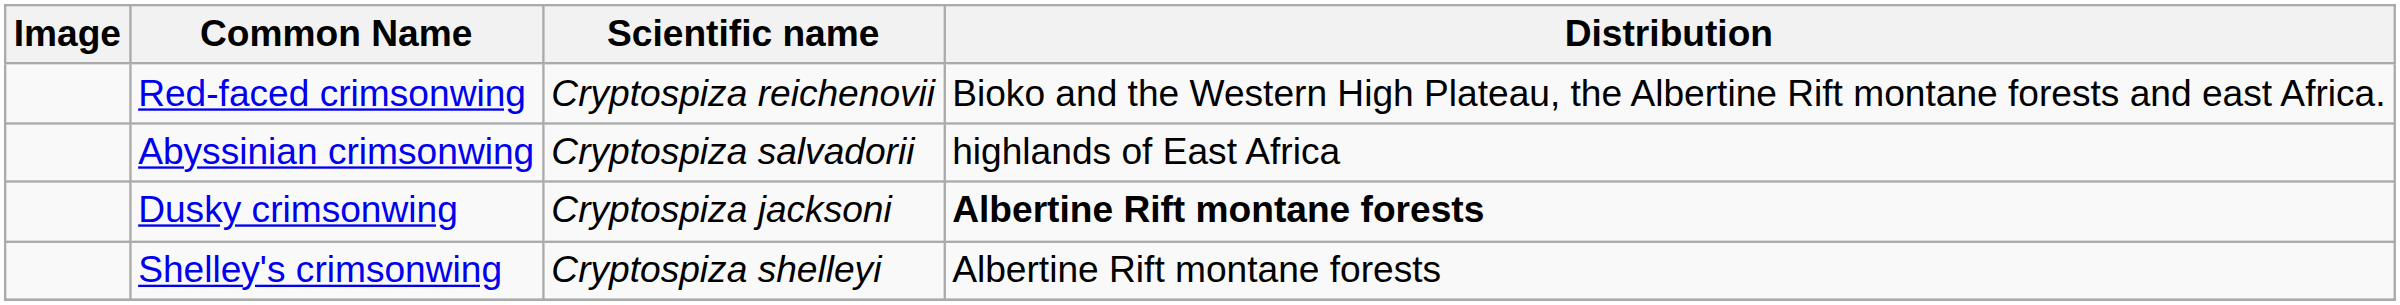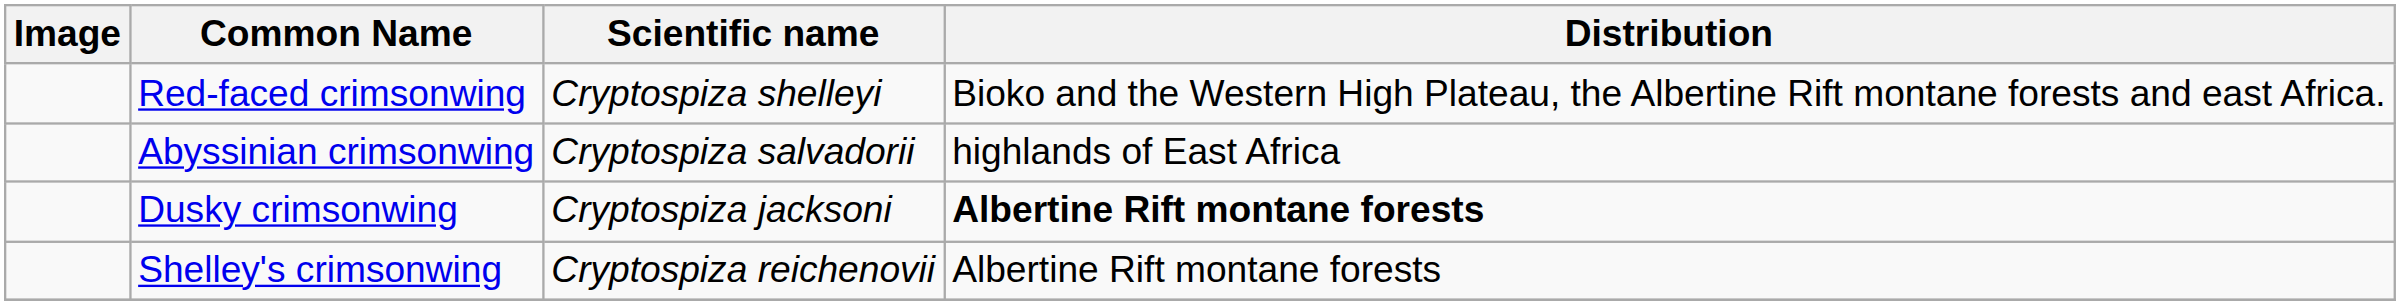(743, 92) Cryptospiza reichenovii -> (716, 92) Cryptospiza shelleyi
(716, 269) Cryptospiza shelleyi -> (743, 269) Cryptospiza reichenovii
